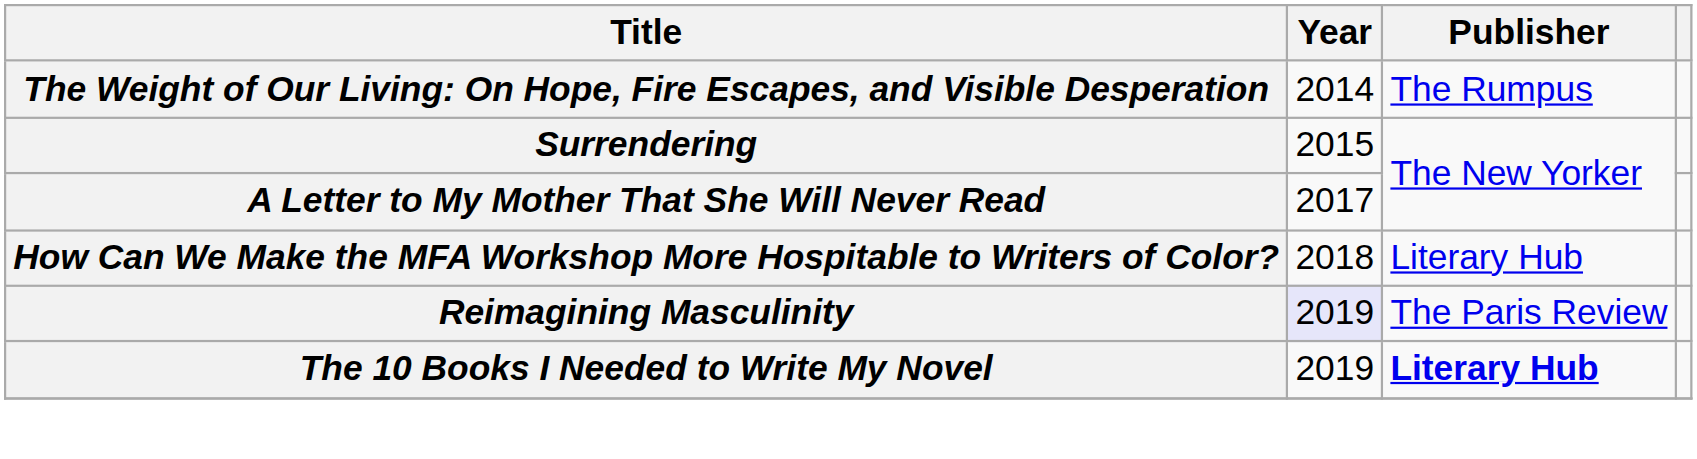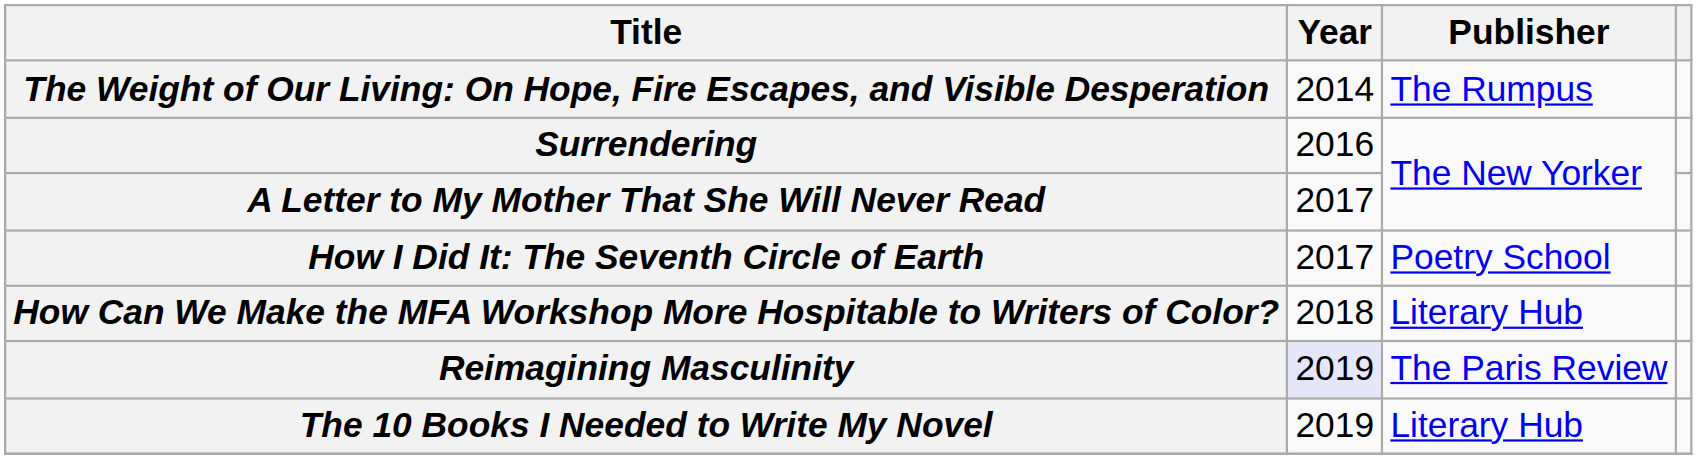(1335, 144) 2015 -> (1335, 144) 2016
+ row: (646, 256)
(1495, 369) bold -> (1487, 425) normal
